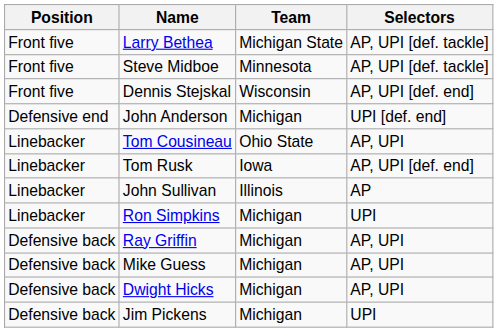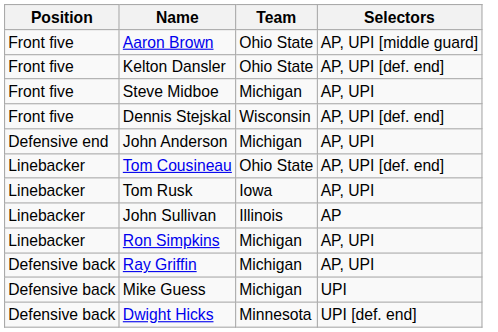- row: (168, 42)
+ row: (168, 42)
+ row: (174, 67)
(275, 67) Minnesota -> (271, 92) Michigan
(419, 67) AP, UPI [def. tackle] -> (348, 92) AP, UPI
(398, 117) UPI [def. end] -> (348, 141) AP, UPI
(377, 141) AP, UPI -> (382, 166) AP, UPI [def. end]
(412, 166) AP, UPI [def. end] -> (348, 191) AP, UPI
(363, 216) UPI -> (348, 241) AP, UPI
(377, 265) AP, UPI -> (334, 290) UPI
(271, 290) Michigan -> (275, 315) Minnesota
(377, 290) AP, UPI -> (369, 315) UPI [def. end]
- row: (165, 315)
